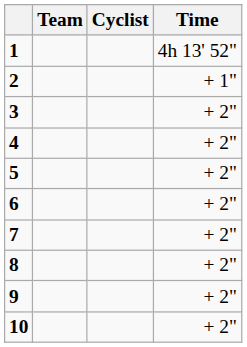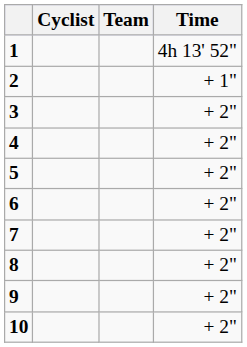columns swapped: (120, 19) <-> (60, 19)
